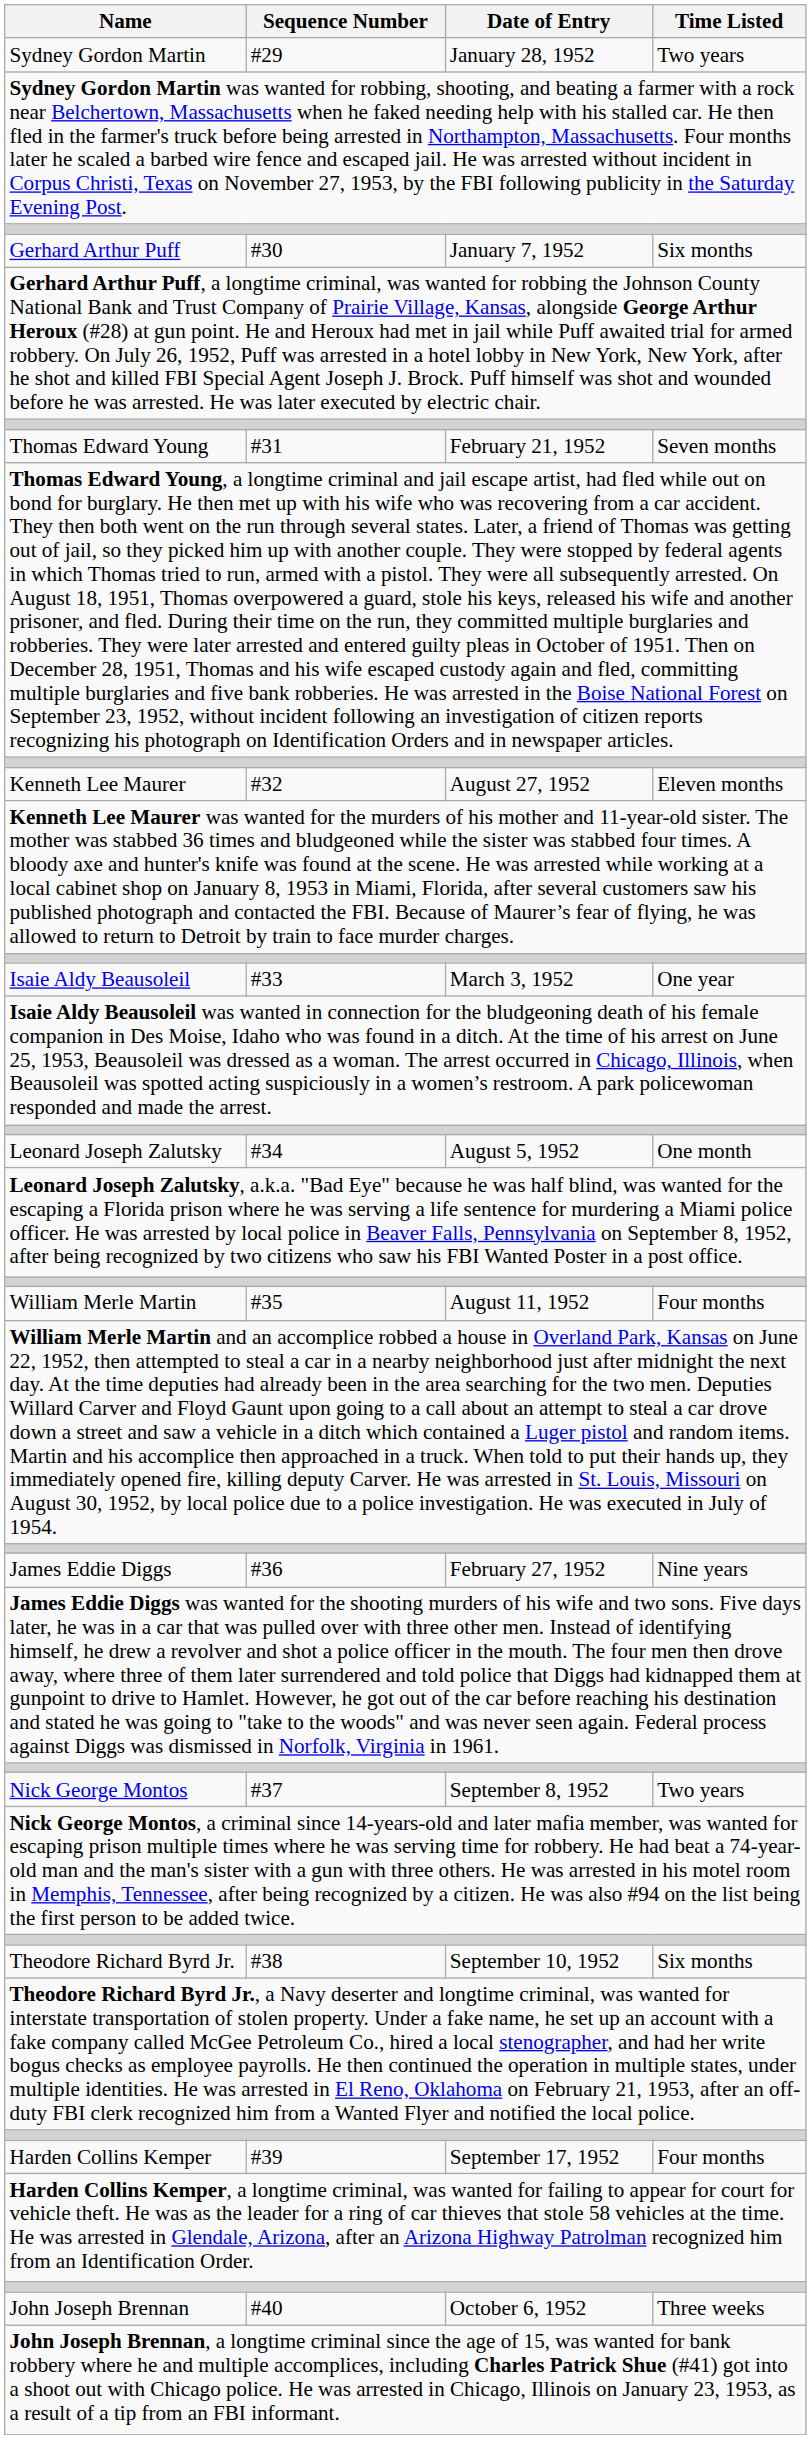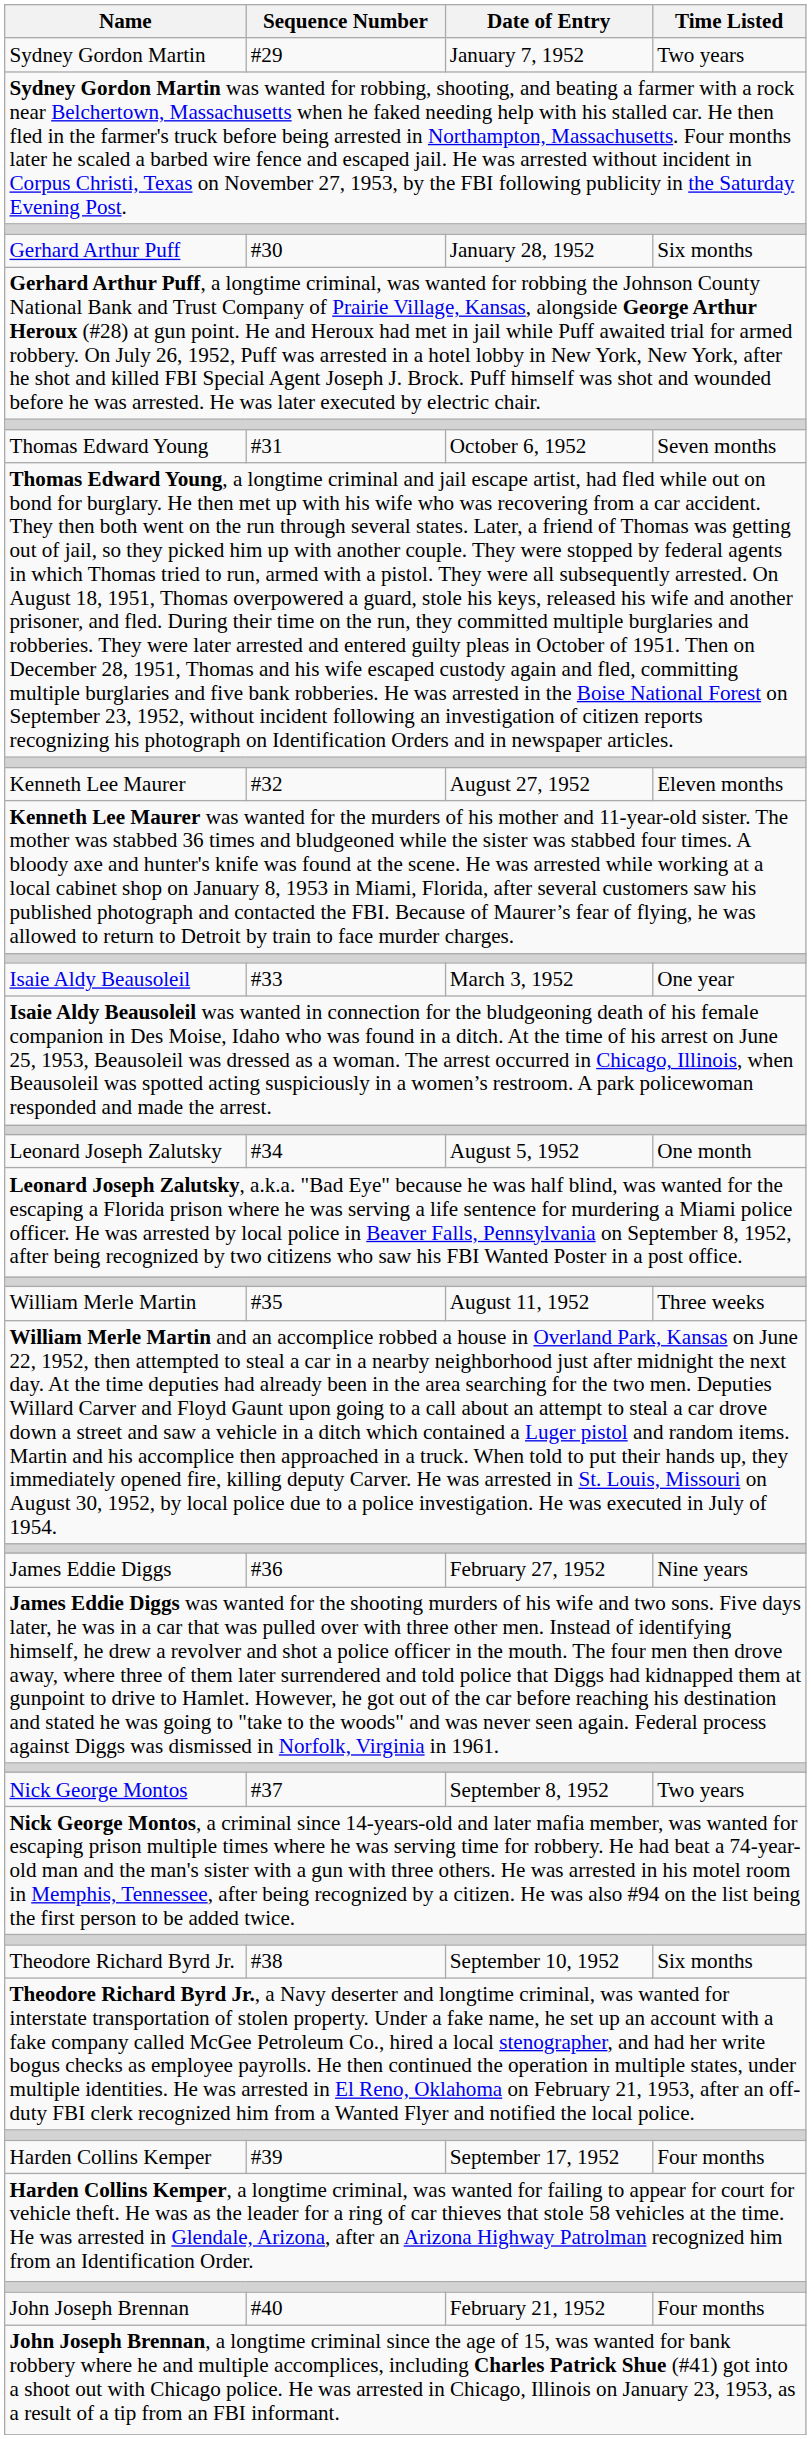(522, 54) January 28, 1952 -> (517, 54) January 7, 1952
(517, 250) January 7, 1952 -> (522, 250) January 28, 1952
(527, 445) February 21, 1952 -> (518, 445) October 6, 1952
(711, 1303) Four months -> (711, 1303) Three weeks
(518, 2308) October 6, 1952 -> (527, 2308) February 21, 1952
(711, 2308) Three weeks -> (711, 2308) Four months
